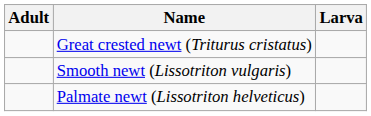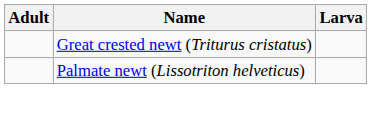- row: (174, 70)
